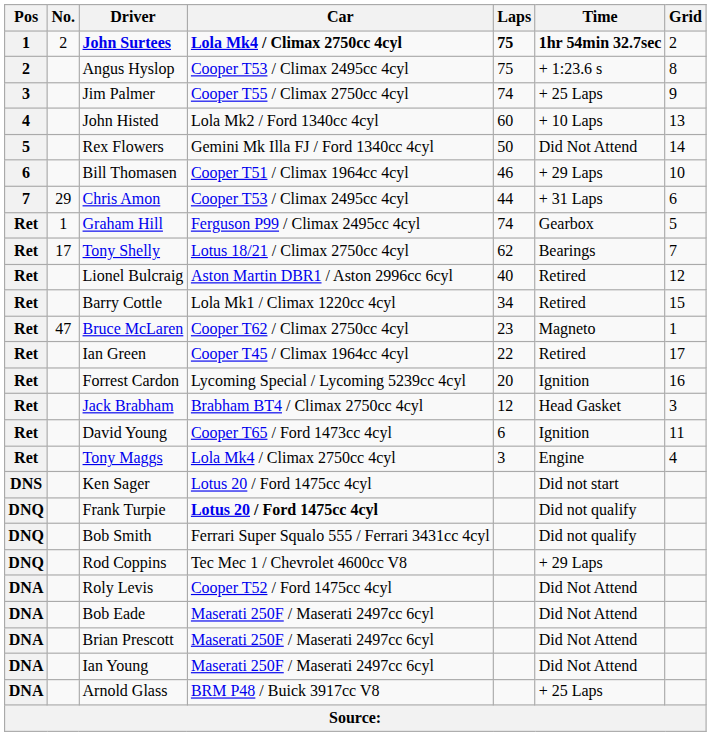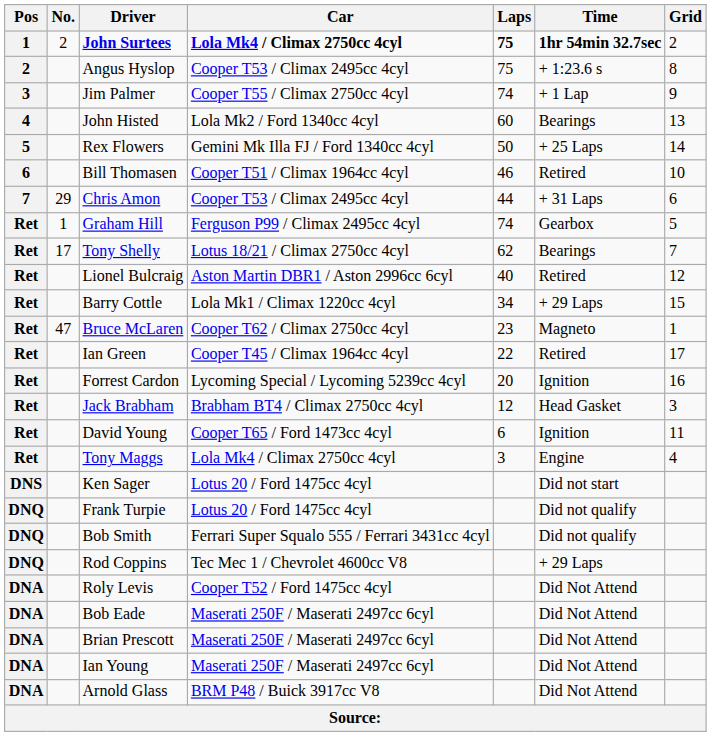(571, 95) + 25 Laps -> (564, 95) + 1 Lap
(571, 121) + 10 Laps -> (567, 121) Bearings
(588, 147) Did Not Attend -> (571, 147) + 25 Laps
(571, 173) + 29 Laps -> (562, 173) Retired
(562, 302) Retired -> (571, 302) + 29 Laps
(284, 510) bold -> (281, 510) normal
(571, 691) + 25 Laps -> (588, 691) Did Not Attend
